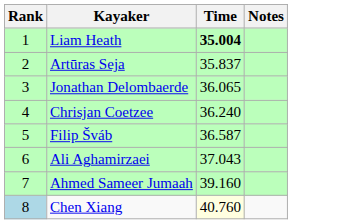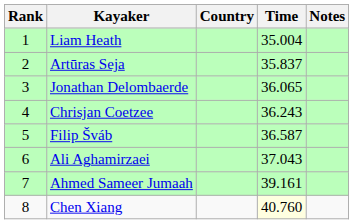+ column: (227, 16)
(220, 40) bold -> (282, 40) normal
(220, 111) 36.240 -> (282, 111) 36.243
(220, 183) 39.160 -> (282, 183) 39.161
(25, 207) lightblue background -> (25, 207) no background
